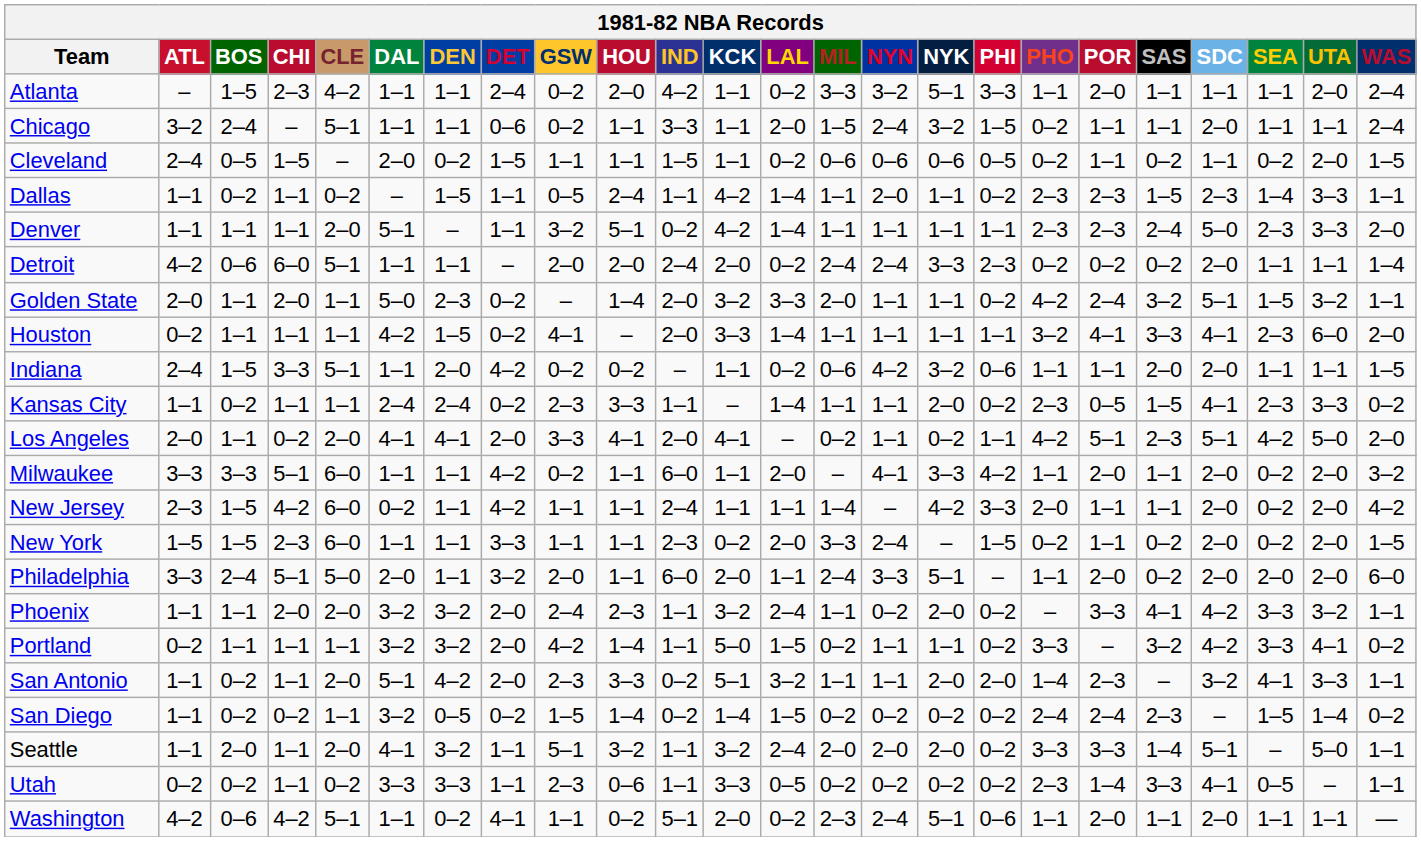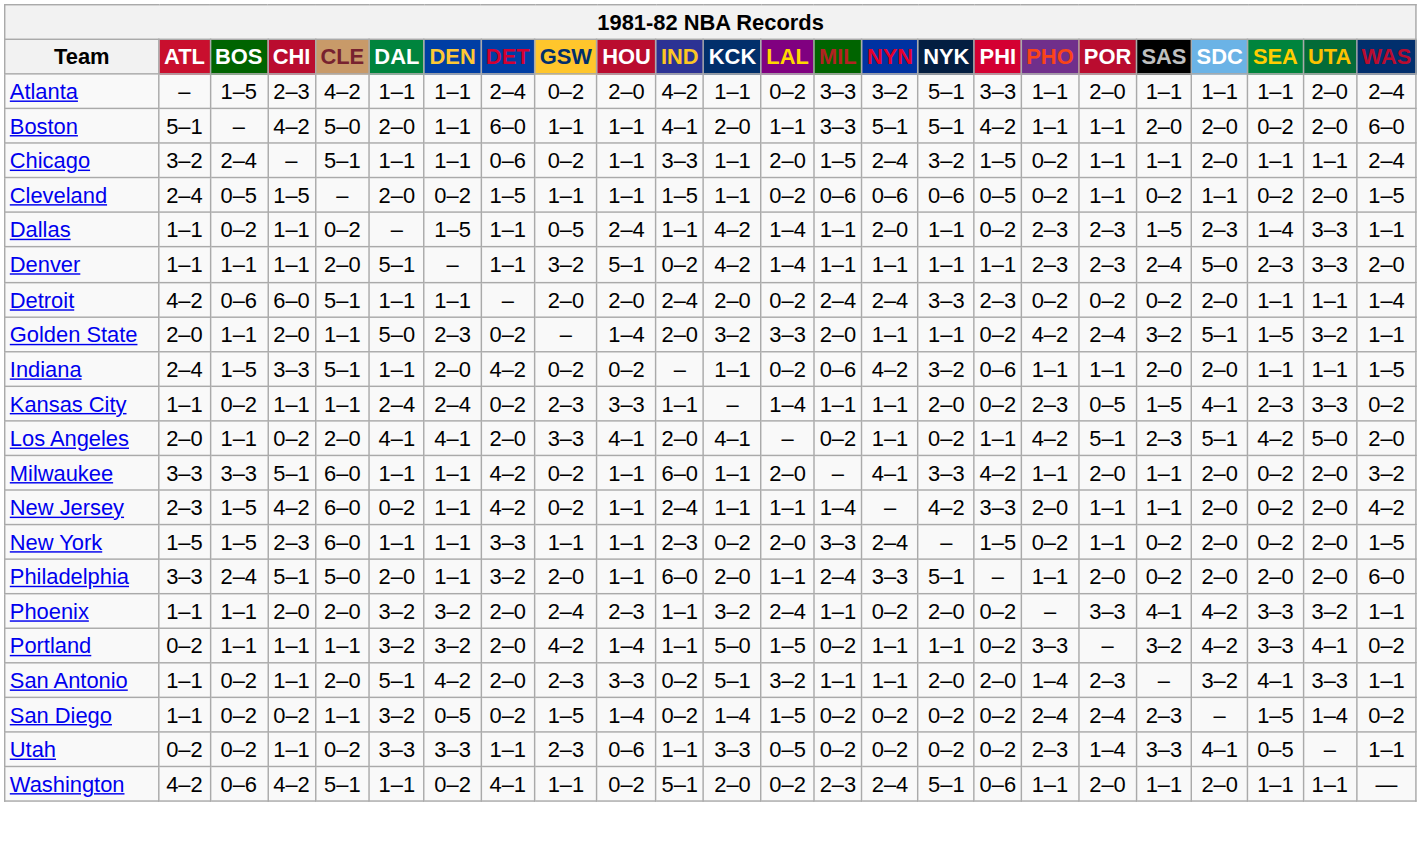+ row: (44, 126)
- row: (51, 334)
(566, 507) 1–1 -> (566, 507) 0–2
- row: (44, 750)
